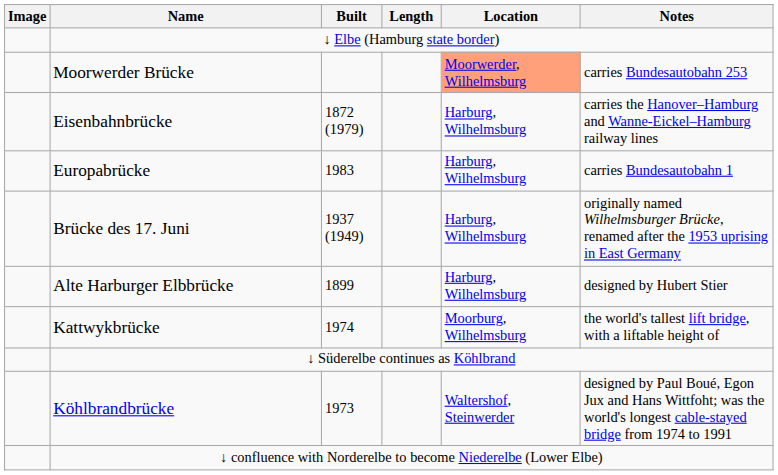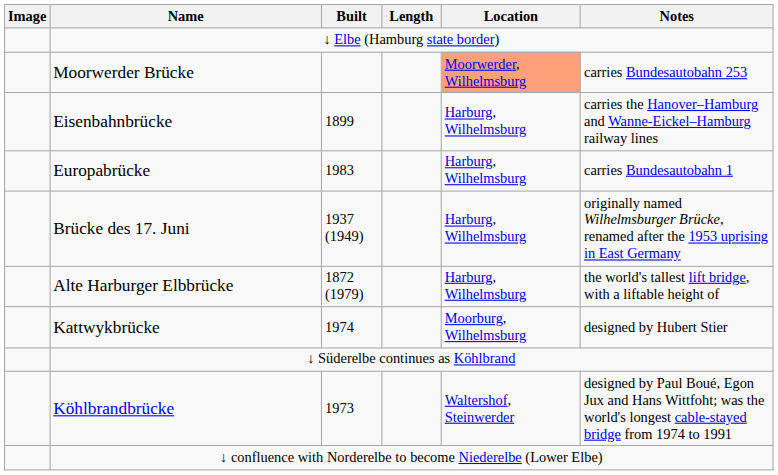(344, 121) 1872 (1979) -> (339, 121) 1899
(339, 285) 1899 -> (344, 285) 1872 (1979)
(656, 285) designed by Hubert Stier -> (667, 285) the world's tallest lift bridge, with a liftable height of
(667, 326) the world's tallest lift bridge, with a liftable height of -> (656, 326) designed by Hubert Stier
